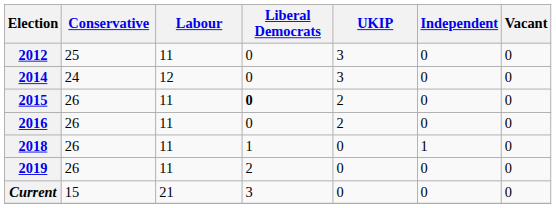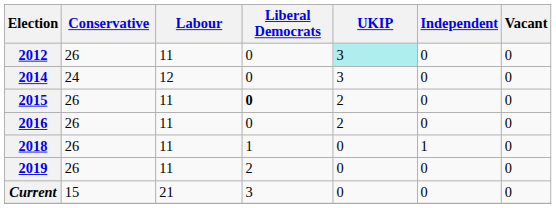(72, 54) 25 -> (72, 54) 26
(340, 54) no background -> (340, 54) paleturquoise background
